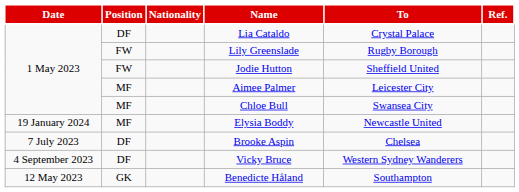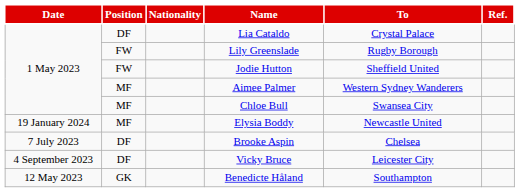(403, 87) Leicester City -> (403, 87) Western Sydney Wanderers
(403, 159) Western Sydney Wanderers -> (403, 159) Leicester City
